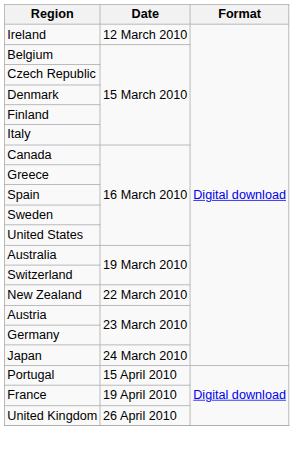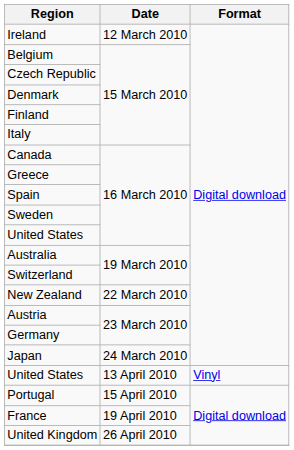+ row: (45, 375)
